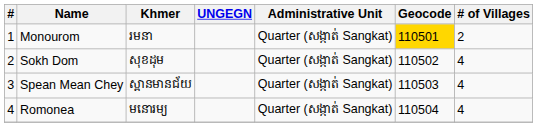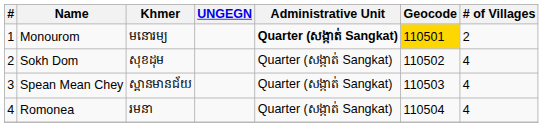(141, 35) រមនា -> (149, 35) មនោរម្យ
(325, 35) normal -> (328, 35) bold
(149, 109) មនោរម្យ -> (141, 109) រមនា
